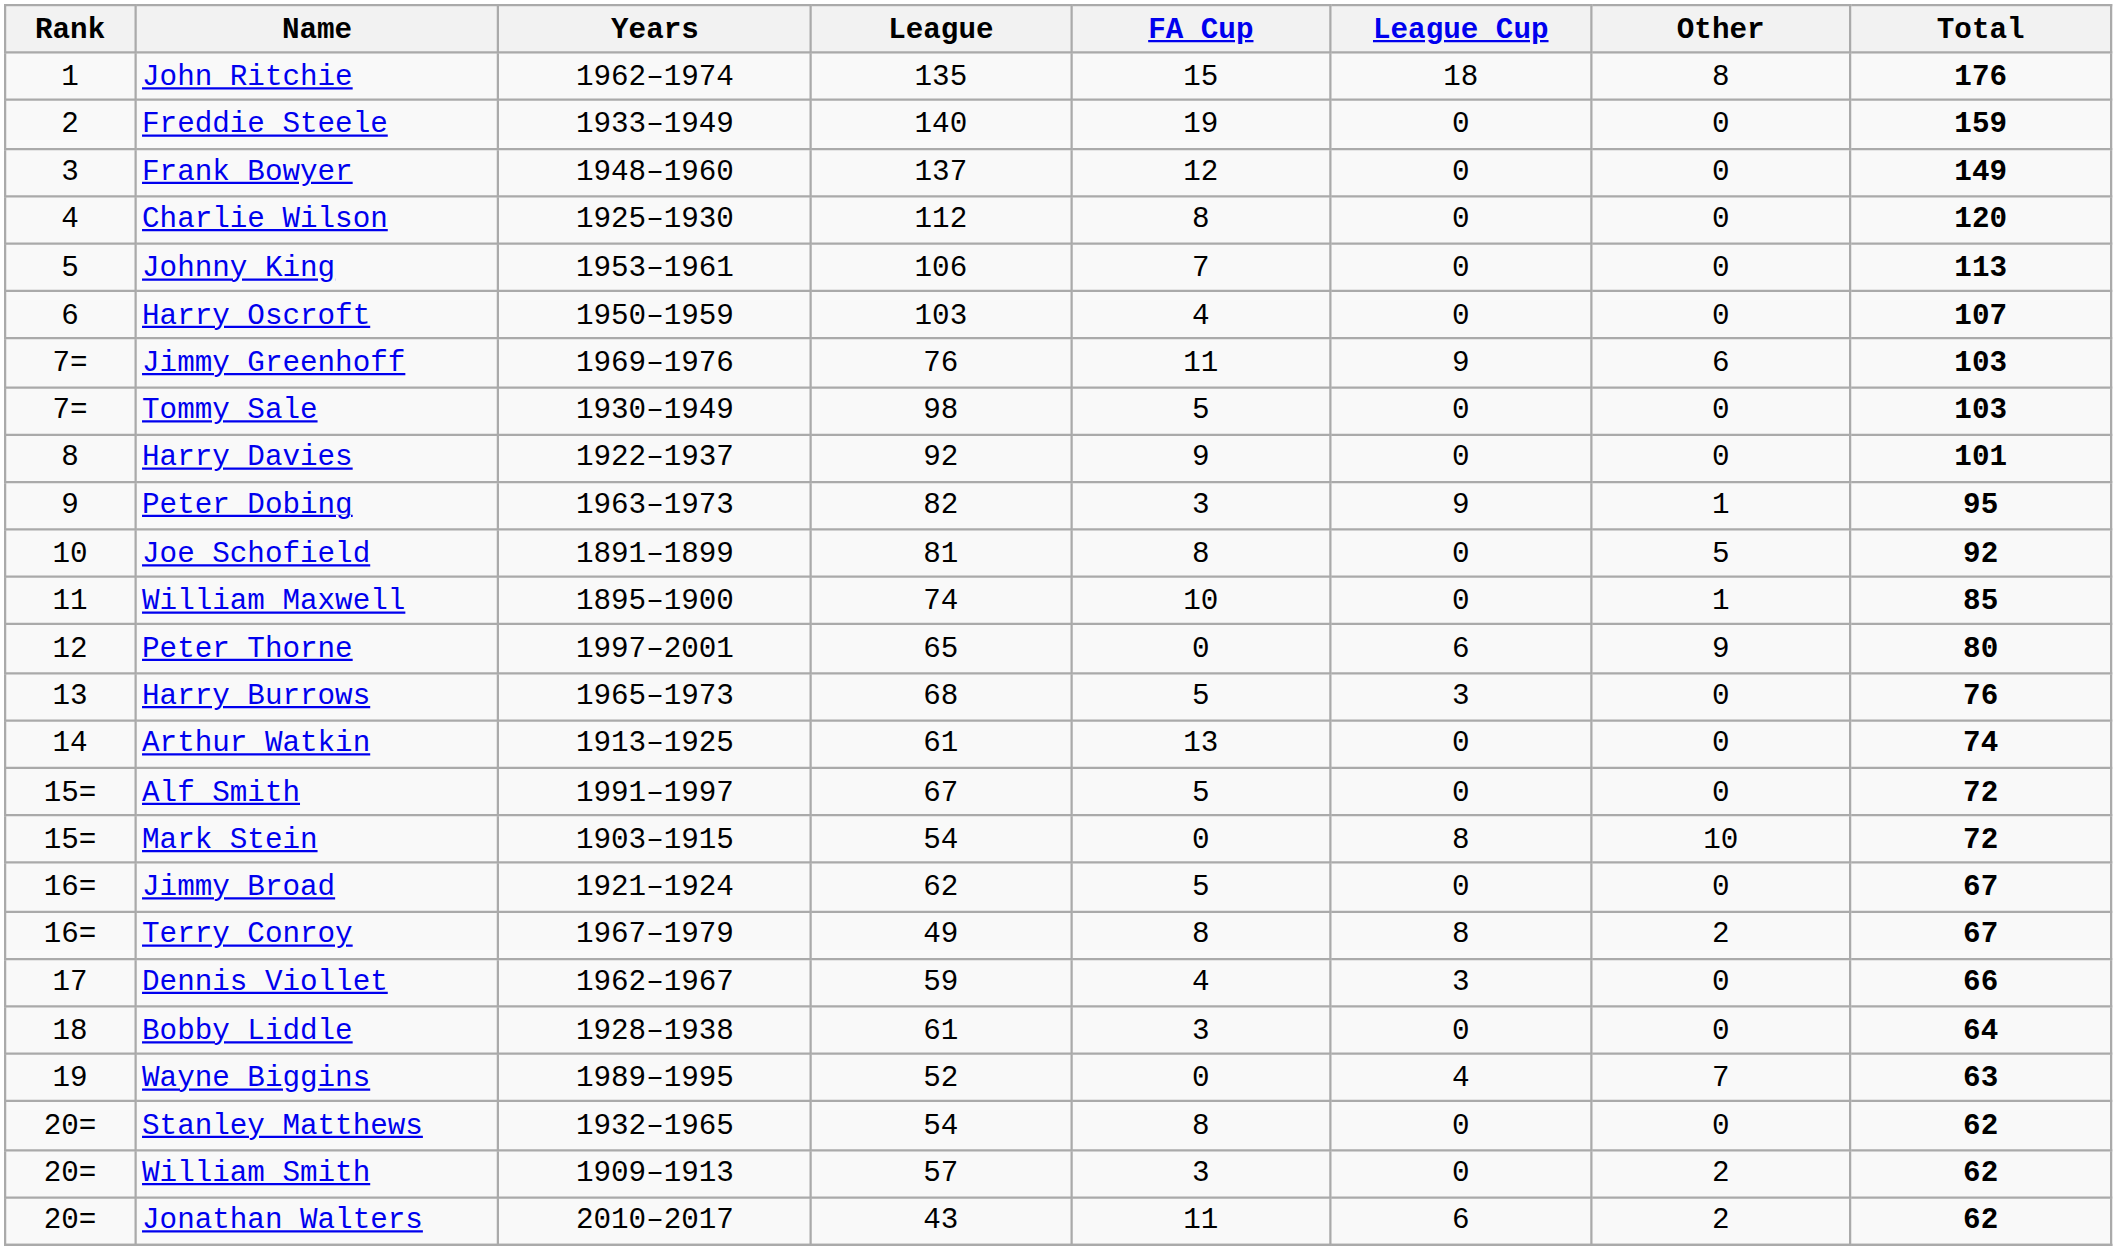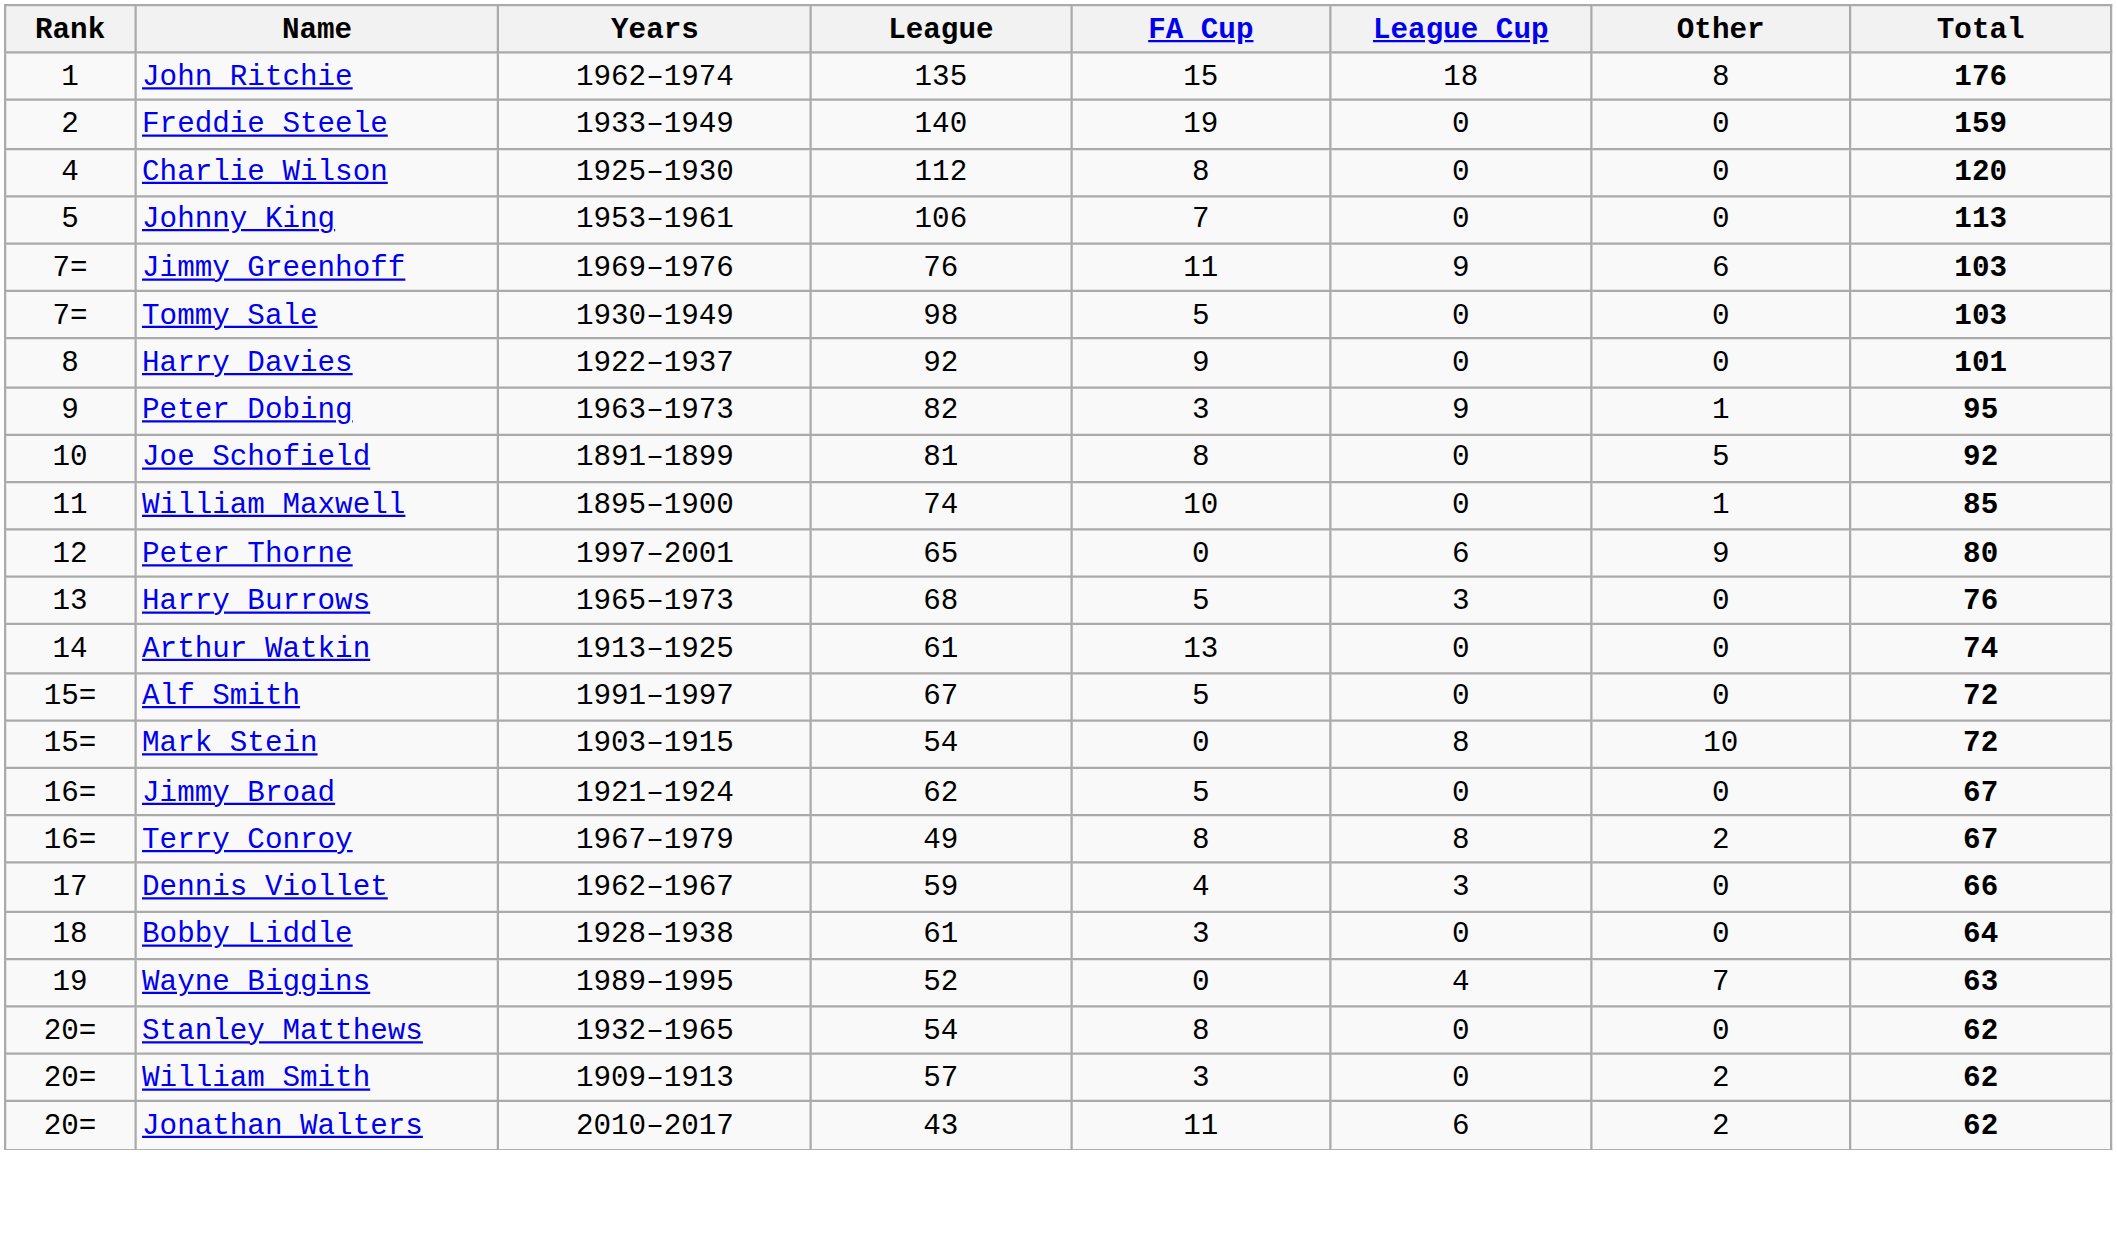- row: (247, 172)
- row: (256, 315)
